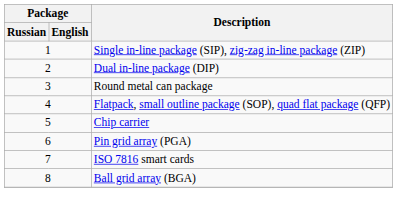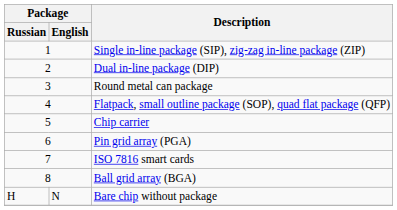+ row: (155, 196)
